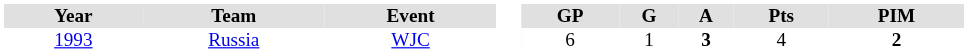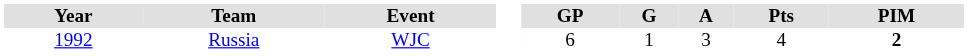(73, 39) 1993 -> (73, 39) 1992
(706, 39) bold -> (706, 39) normal
